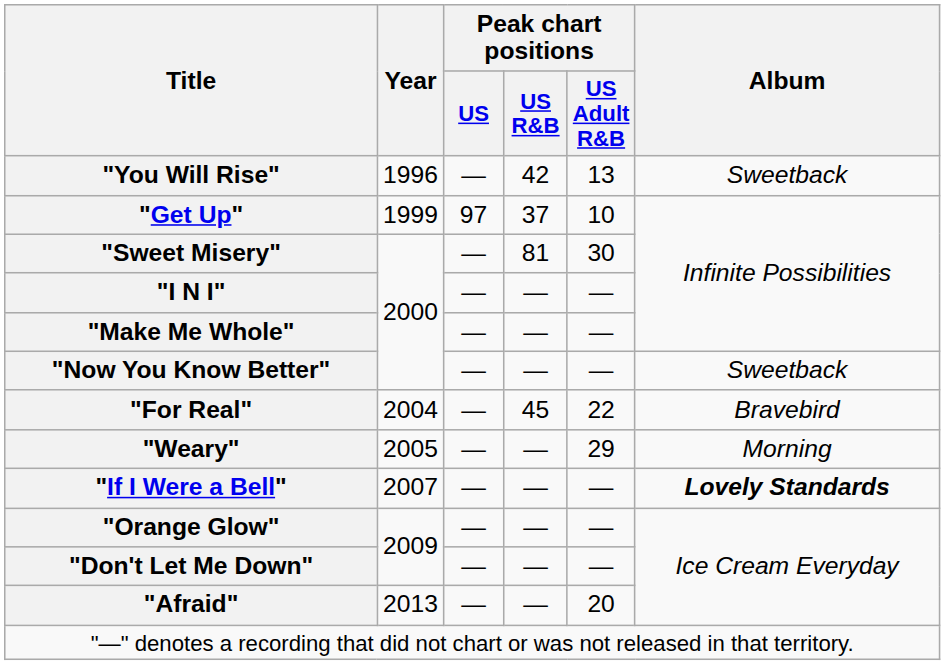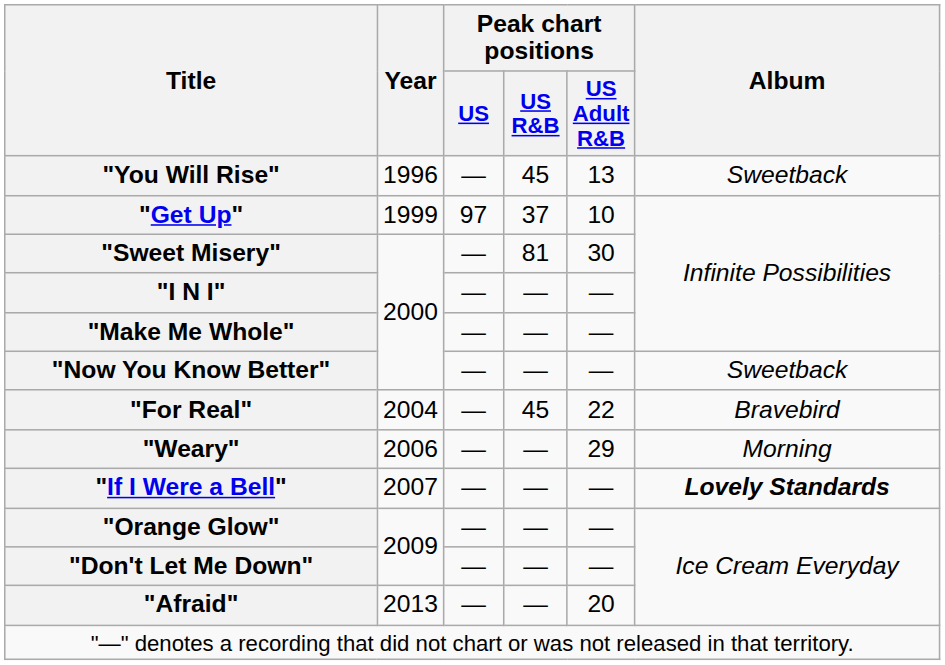(536, 175) 42 -> (536, 175) 45
(411, 448) 2005 -> (411, 448) 2006
